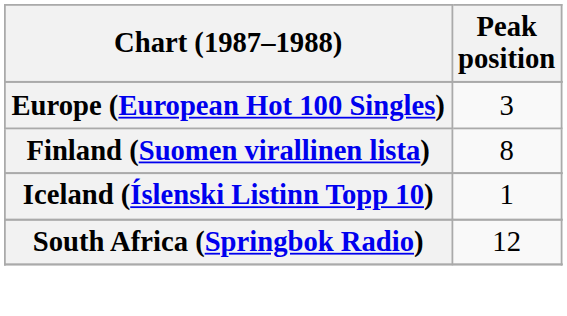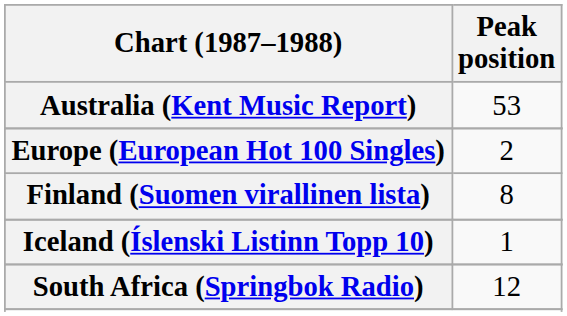+ row: (228, 104)
(507, 104) 3 -> (507, 150) 2
